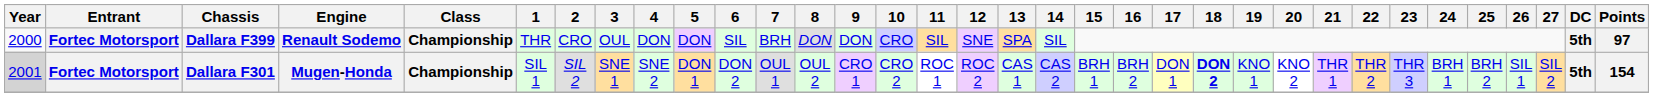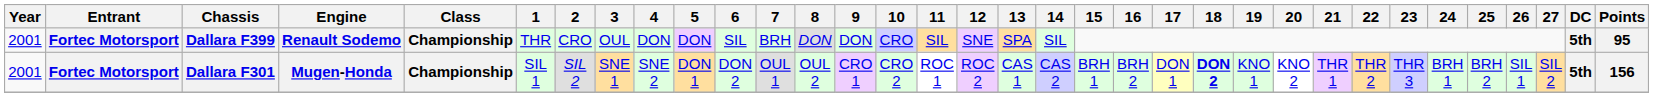(25, 40) 2000 -> (25, 40) 2001
(1622, 40) 97 -> (1622, 40) 95
(25, 72) lightgrey background -> (25, 72) no background
(1622, 72) 154 -> (1622, 72) 156
